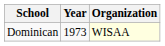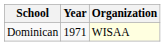(75, 31) 1973 -> (75, 31) 1971
